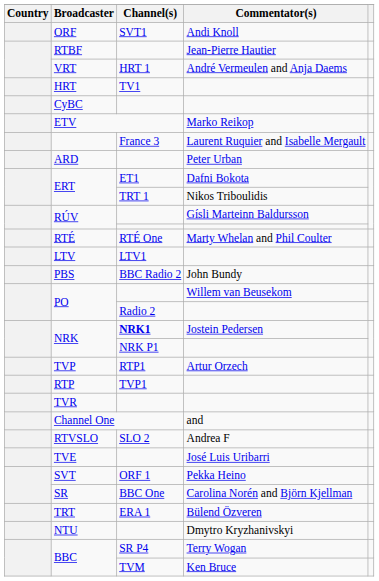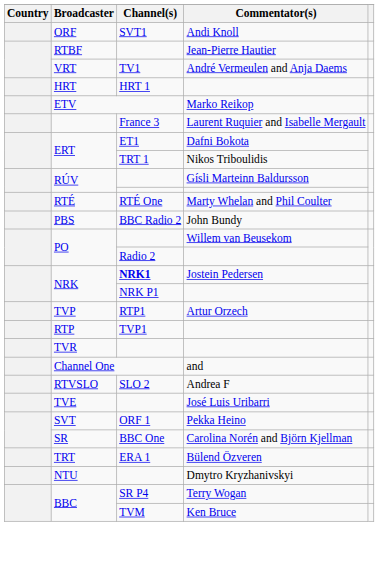(135, 68) HRT 1 -> (130, 68) TV1
(130, 86) TV1 -> (135, 86) HRT 1
- row: (68, 104)
- row: (66, 159)
- row: (65, 256)
